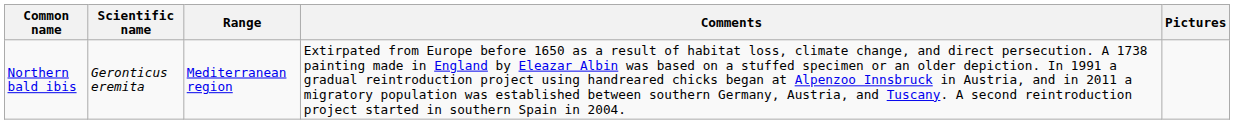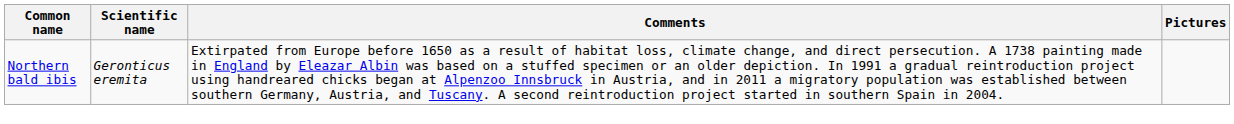- column: (242, 22)
